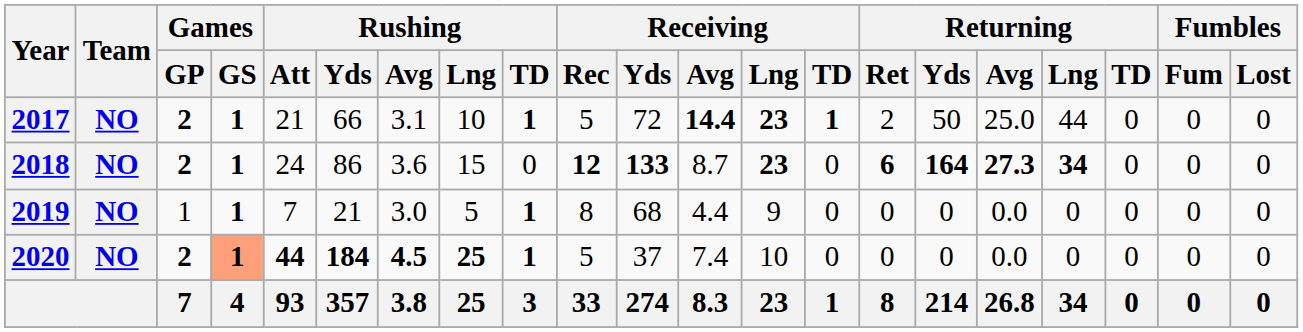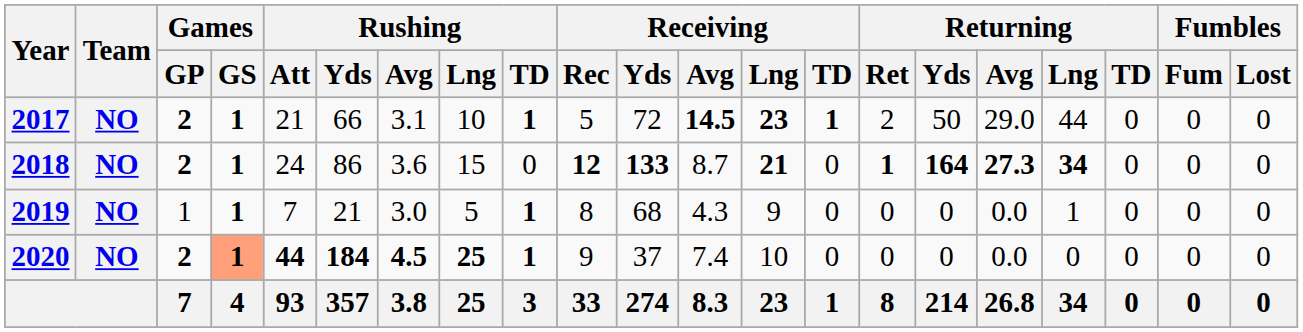(710, 119) 14.4 -> (710, 119) 14.5
(1009, 119) 25.0 -> (1009, 119) 29.0
(774, 165) 23 -> (774, 165) 21
(887, 165) 6 -> (887, 165) 1
(710, 211) 4.4 -> (710, 211) 4.3
(1073, 211) 0 -> (1073, 211) 1
(586, 257) 5 -> (586, 257) 9
